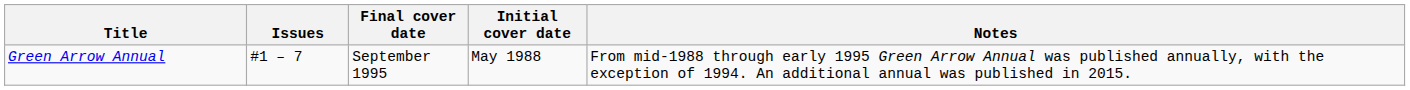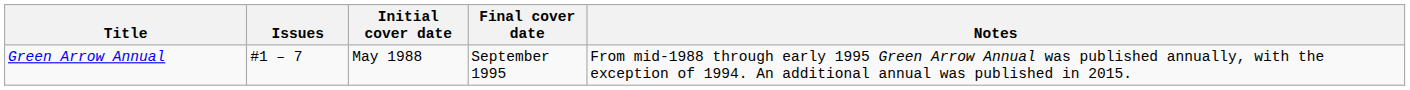columns swapped: (527, 25) <-> (408, 25)
